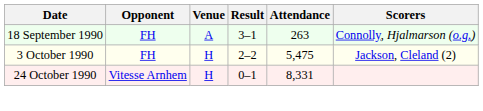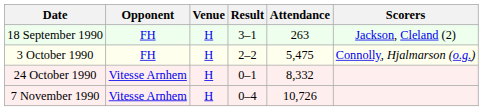(209, 35) A -> (209, 35) H
(406, 35) Connolly, Hjalmarson (o.g.) -> (406, 35) Jackson, Cleland (2)
(406, 55) Jackson, Cleland (2) -> (406, 55) Connolly, Hjalmarson (o.g.)
(300, 75) 8,331 -> (300, 75) 8,332
+ row: (55, 96)
